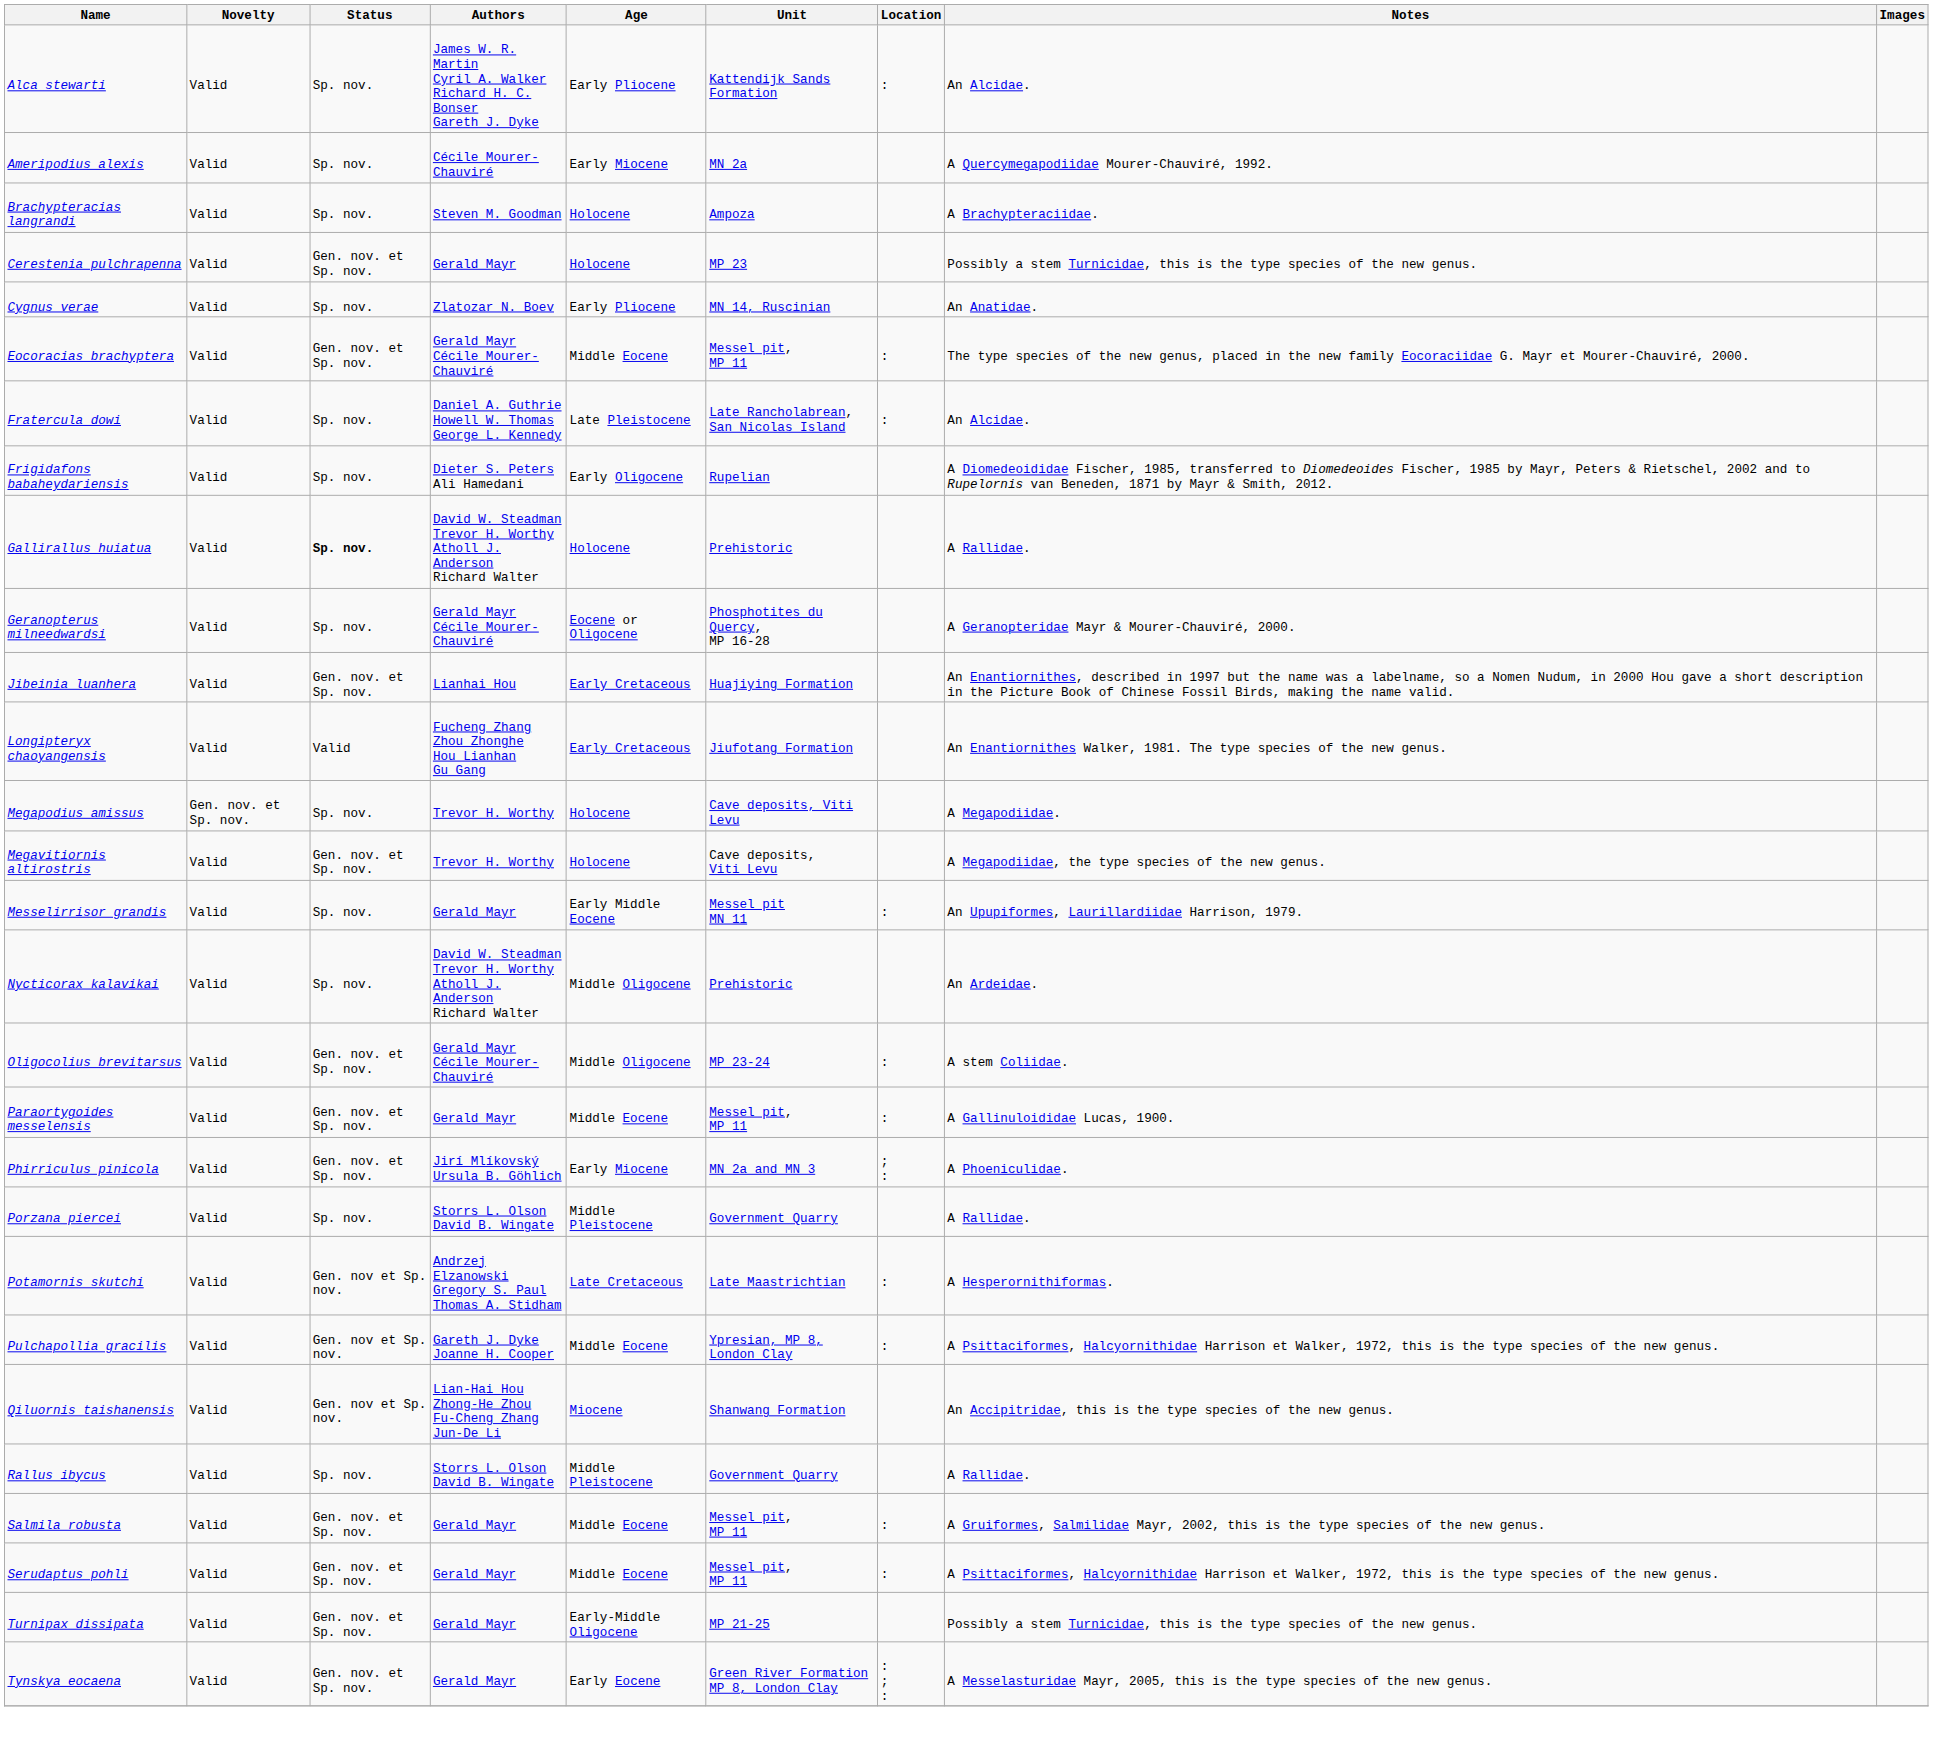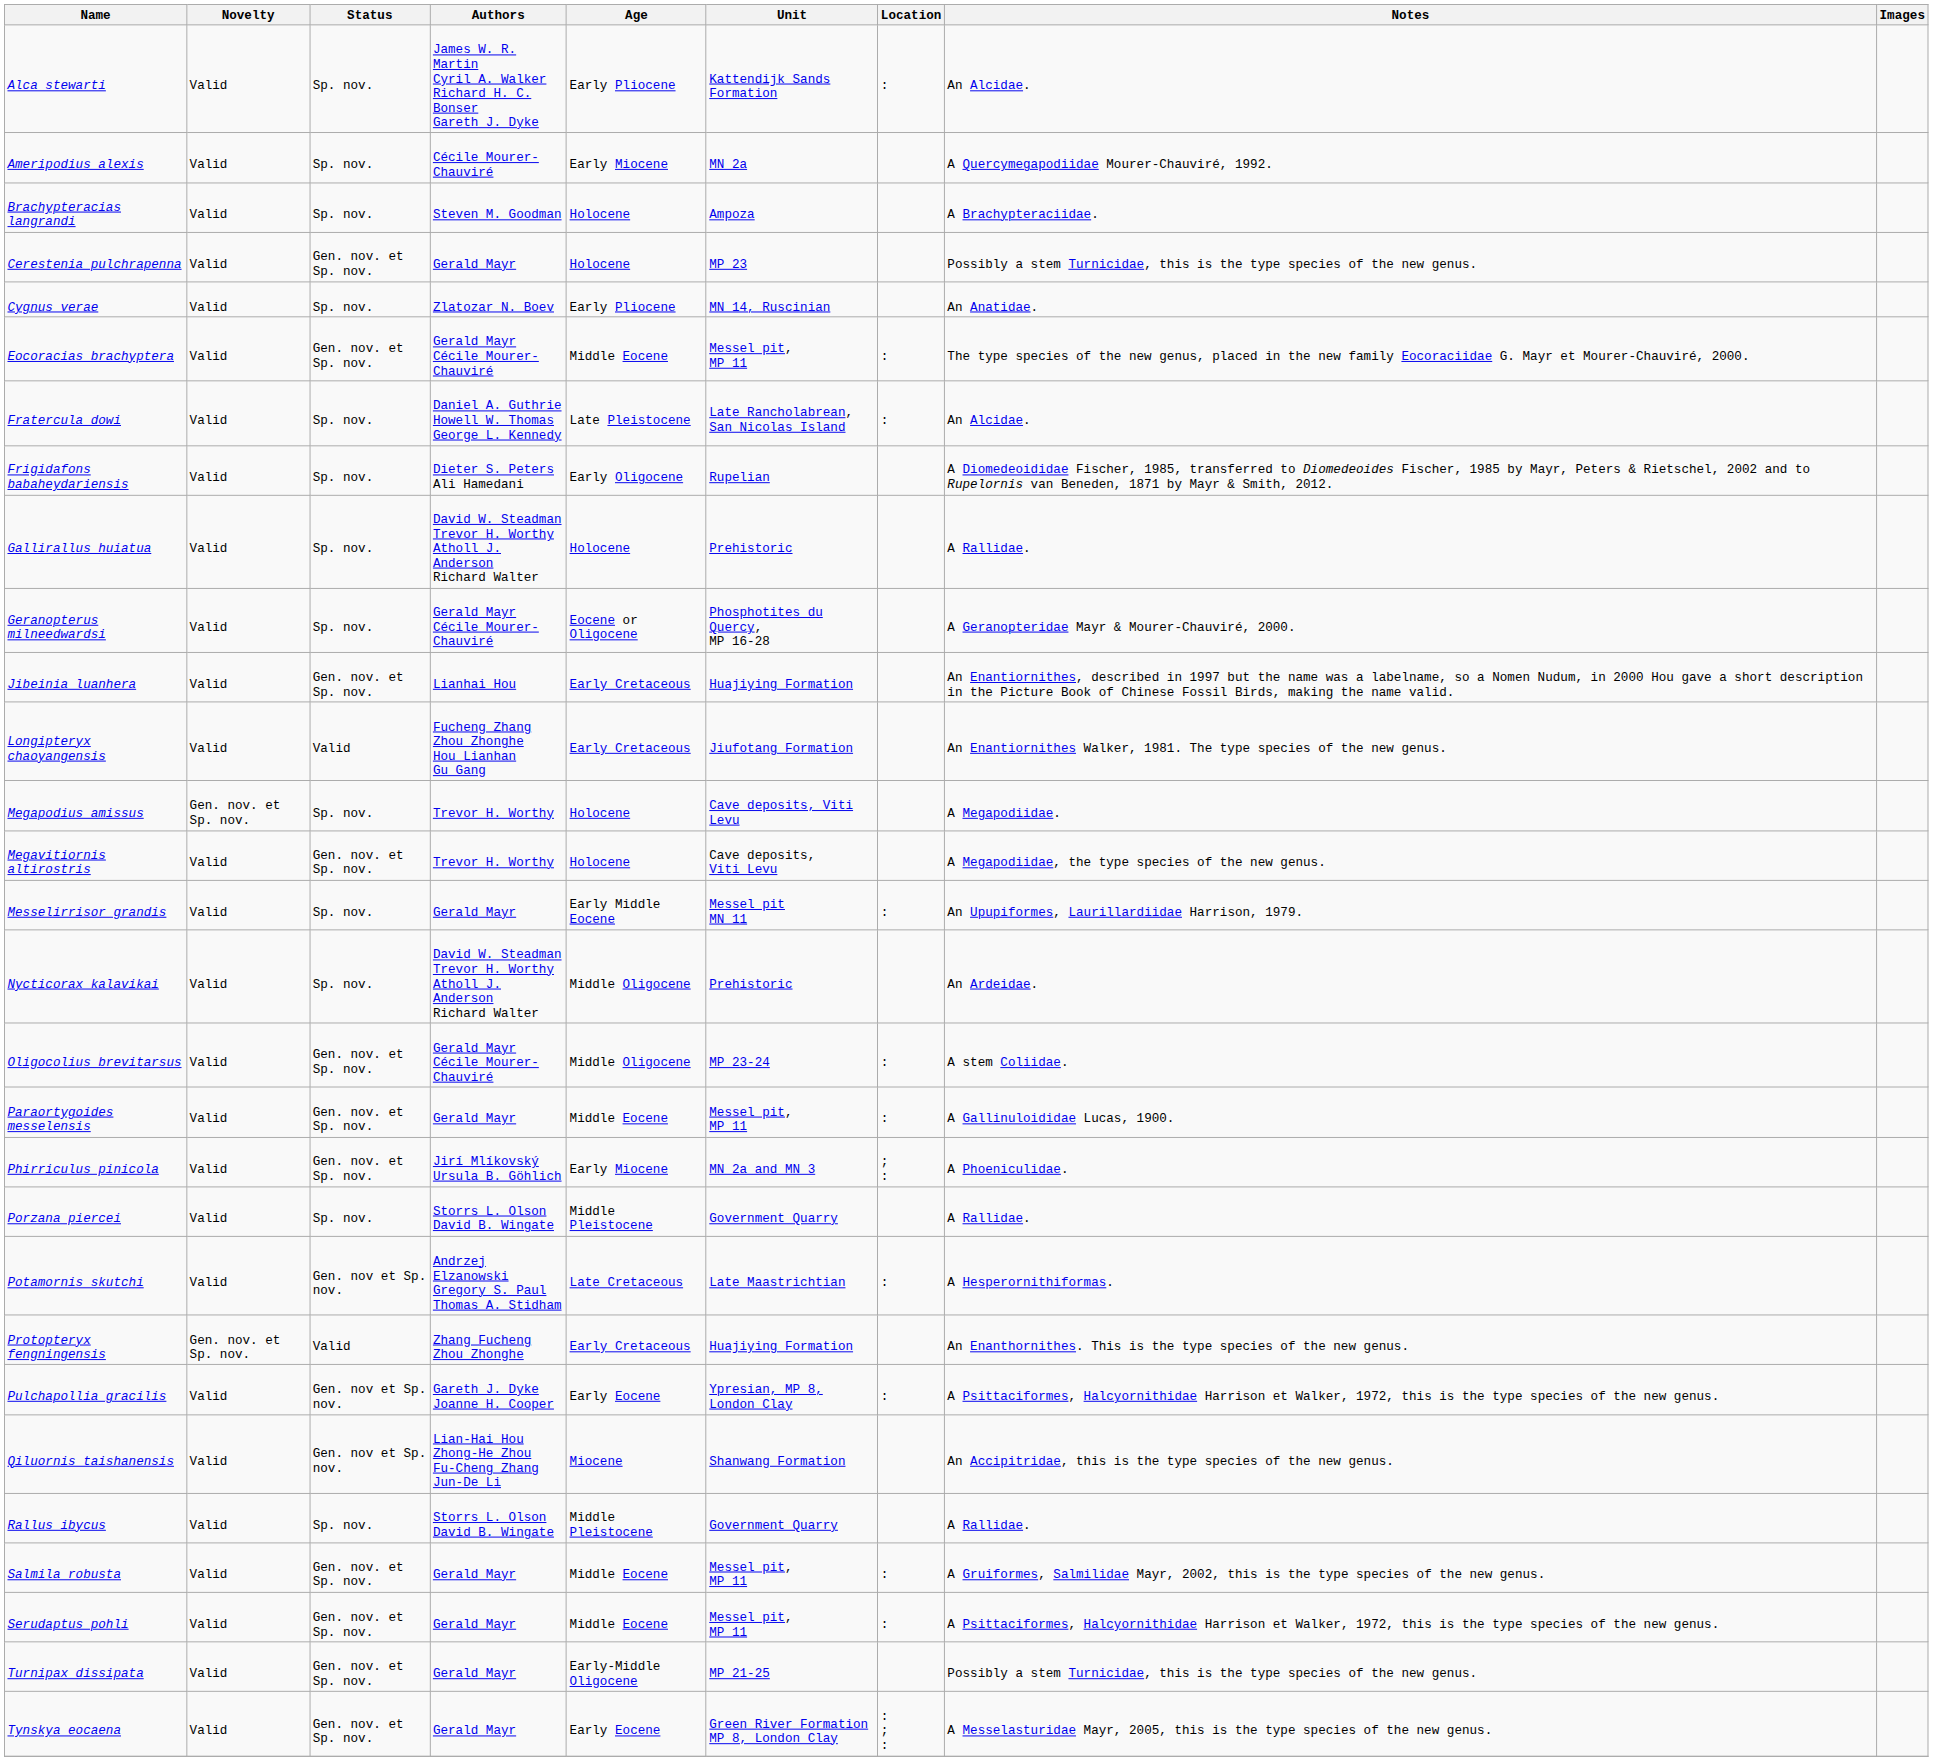(343, 549) bold -> (343, 549) normal
+ row: (57, 1347)
(619, 1347) Middle Eocene -> (615, 1397) Early Eocene
